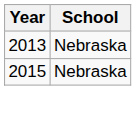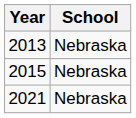+ row: (27, 98)
